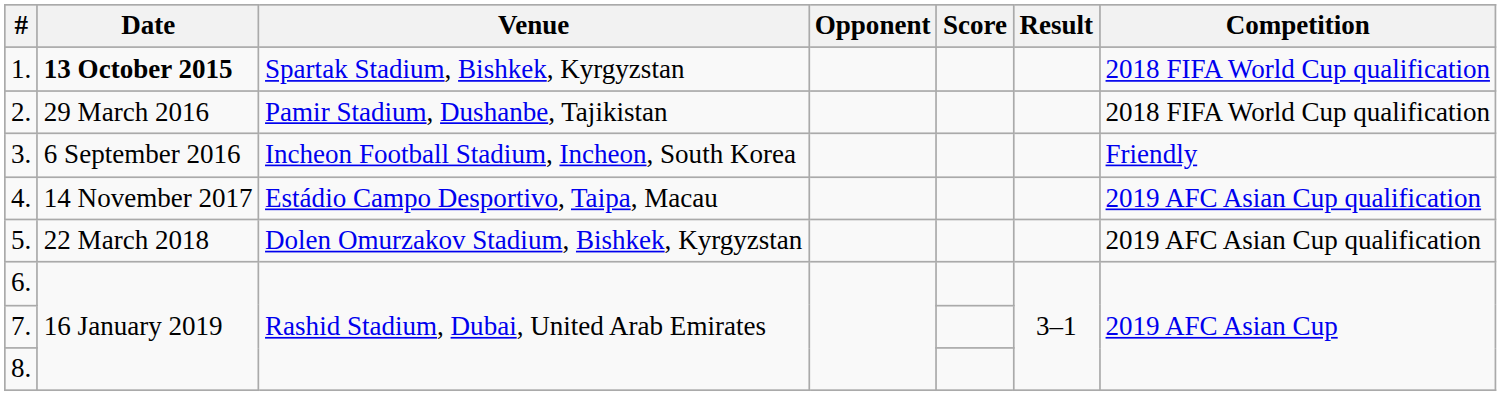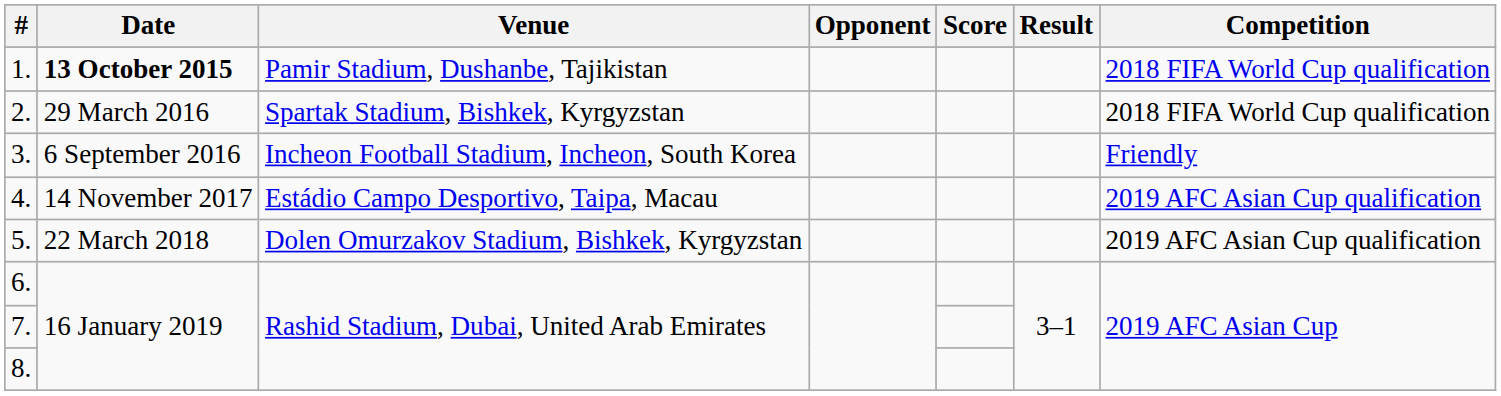(475, 68) Spartak Stadium, Bishkek, Kyrgyzstan -> (466, 68) Pamir Stadium, Dushanbe, Tajikistan
(466, 111) Pamir Stadium, Dushanbe, Tajikistan -> (475, 111) Spartak Stadium, Bishkek, Kyrgyzstan
